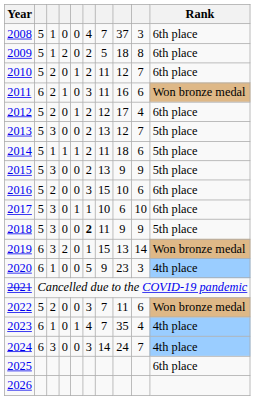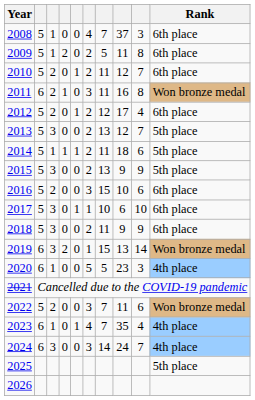(122, 53) 18 -> (122, 53) 11
(141, 92) 6 -> (141, 92) 8
(89, 229) bold -> (89, 229) normal
(175, 229) 5th place -> (175, 229) 6th place
(104, 268) 9 -> (104, 268) 5
(175, 365) 6th place -> (175, 365) 5th place
